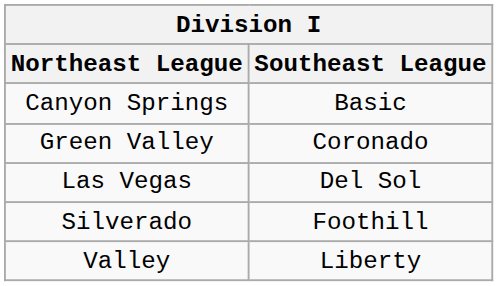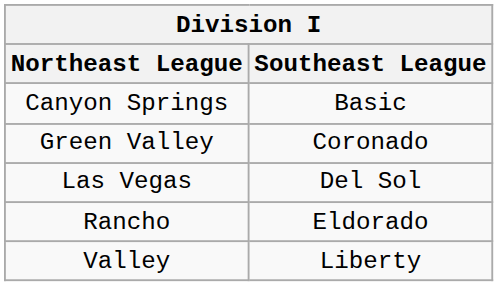+ row: (127, 222)
- row: (127, 222)
